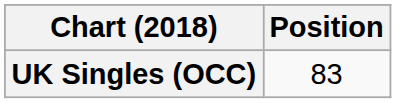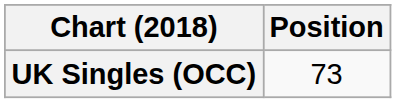(327, 73) 83 -> (327, 73) 73
